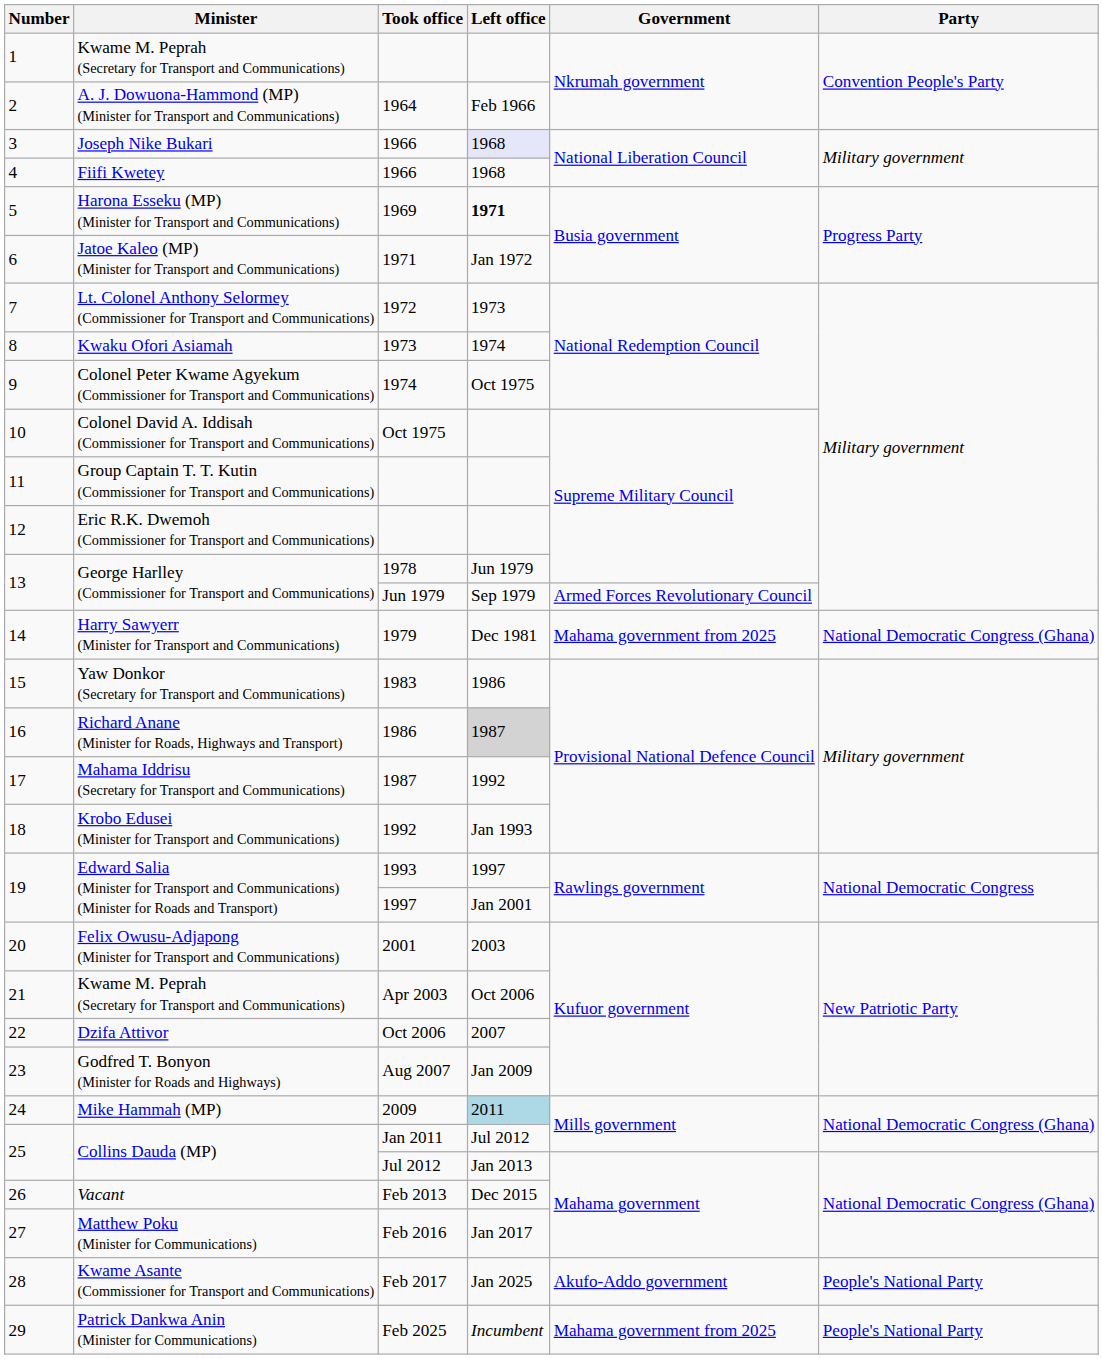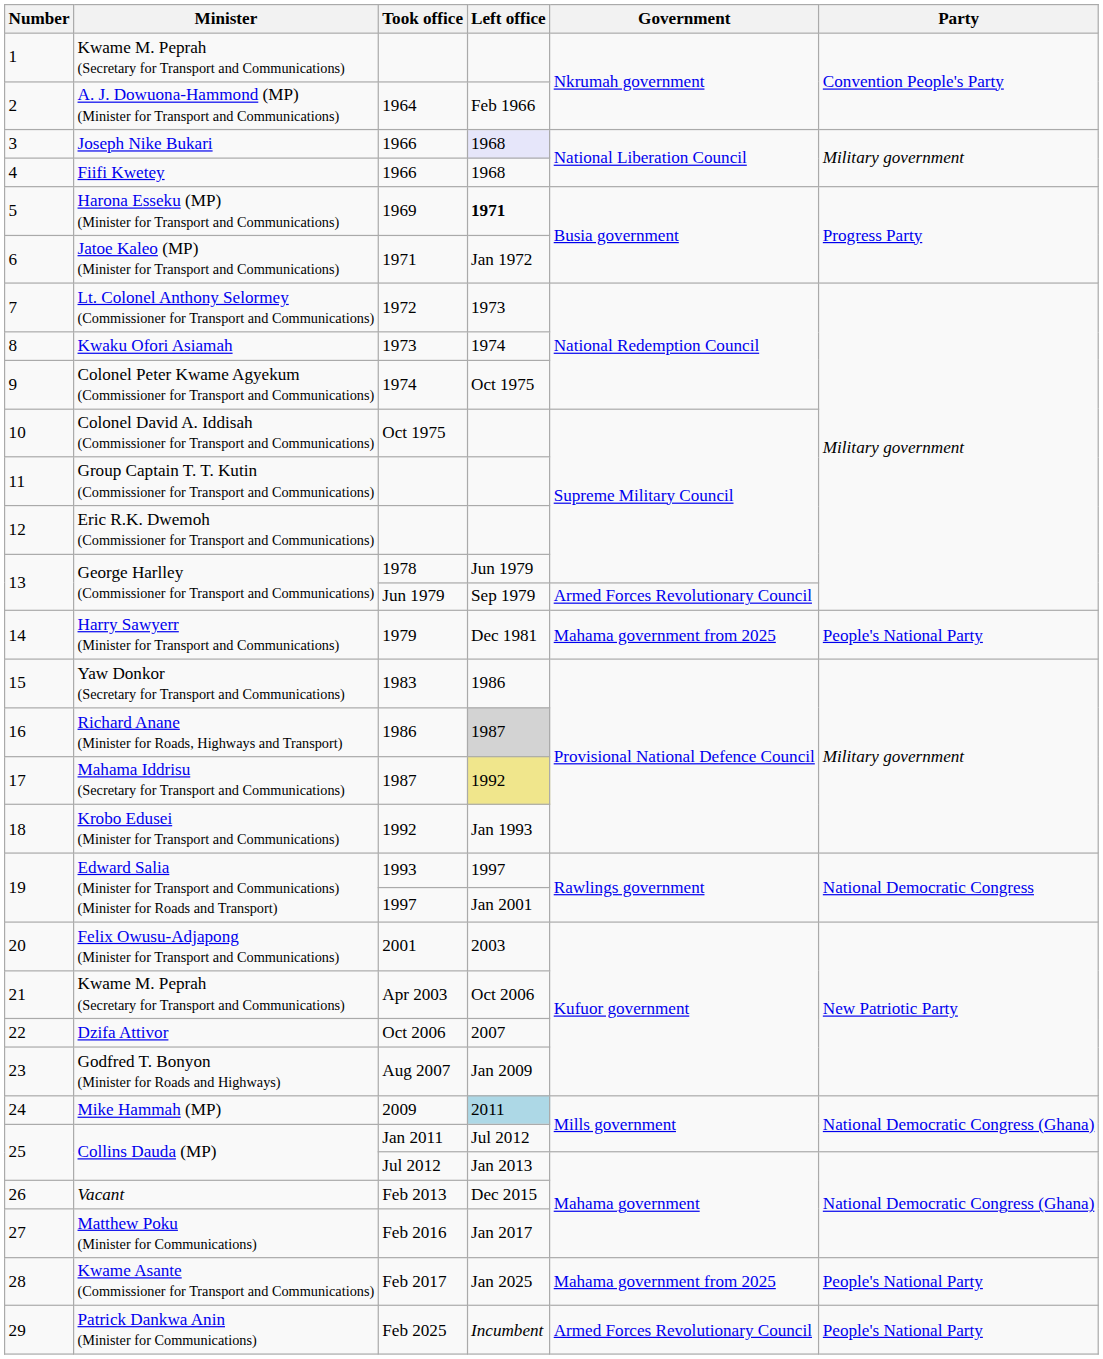(959, 635) National Democratic Congress (Ghana) -> (903, 635) People's National Party
(488, 780) no background -> (488, 780) khaki background
(641, 1281) Akufo-Addo government -> (665, 1281) Mahama government from 2025
(665, 1330) Mahama government from 2025 -> (683, 1330) Armed Forces Revolutionary Council
